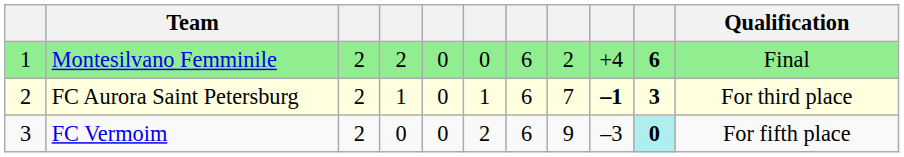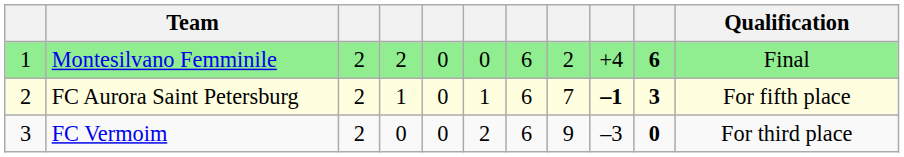(787, 96) For third place -> (787, 96) For fifth place
(654, 133) paleturquoise background -> (654, 133) no background
(787, 133) For fifth place -> (787, 133) For third place
